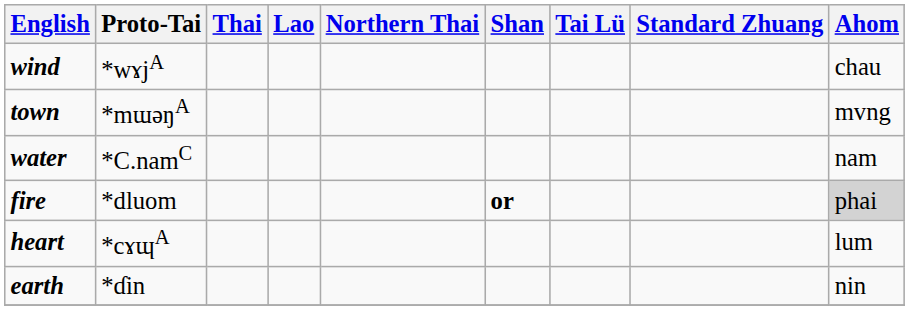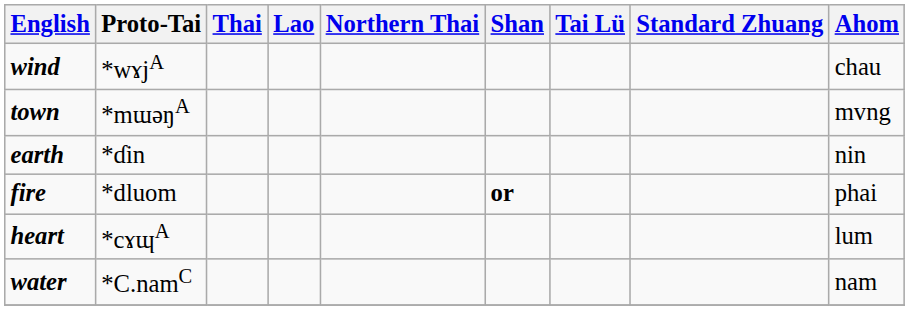rows swapped: (37, 285) <-> (39, 157)
(856, 200) lightgrey background -> (856, 193) no background
